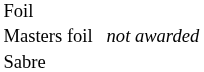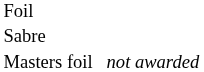rows swapped: (48, 36) <-> (25, 61)
